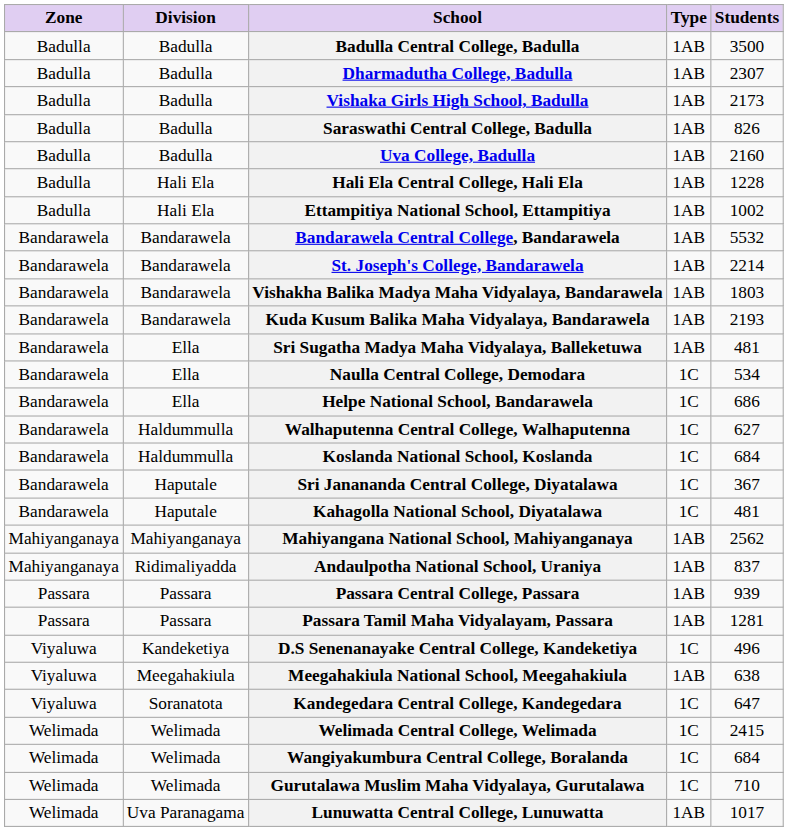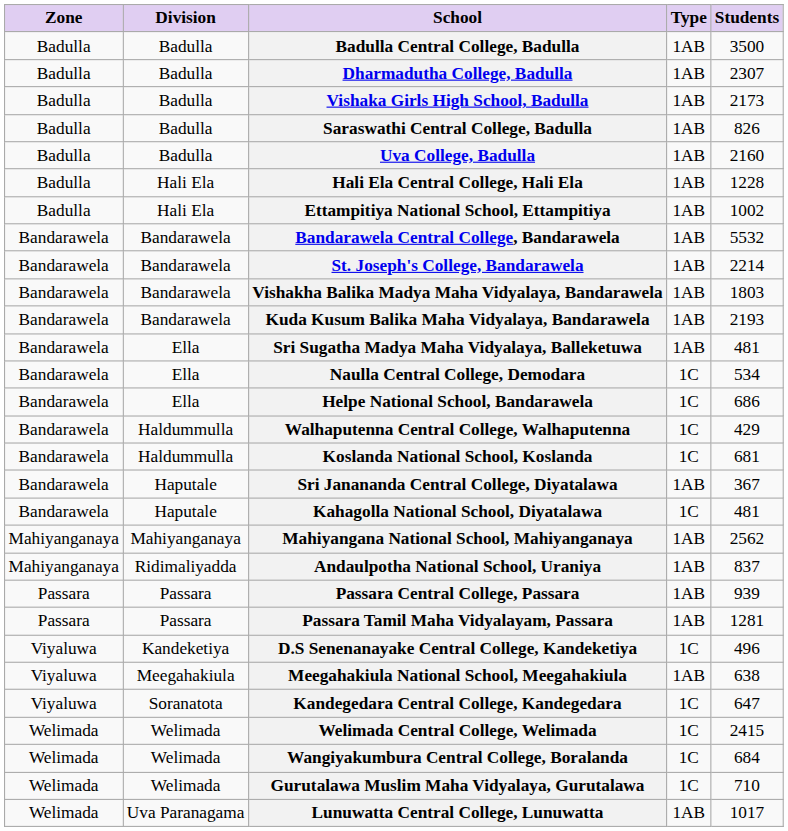(747, 429) 627 -> (747, 429) 429
(747, 456) 684 -> (747, 456) 681
(689, 484) 1C -> (689, 484) 1AB
